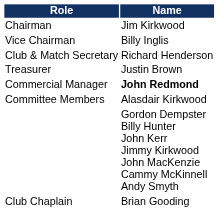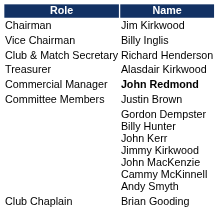(152, 70) Justin Brown -> (164, 70) Alasdair Kirkwood
(164, 99) Alasdair Kirkwood -> (152, 99) Justin Brown
